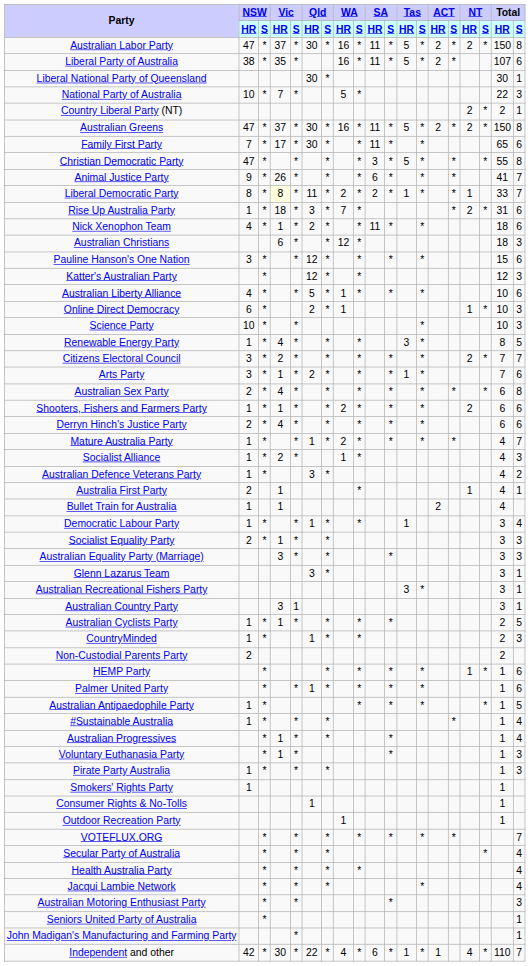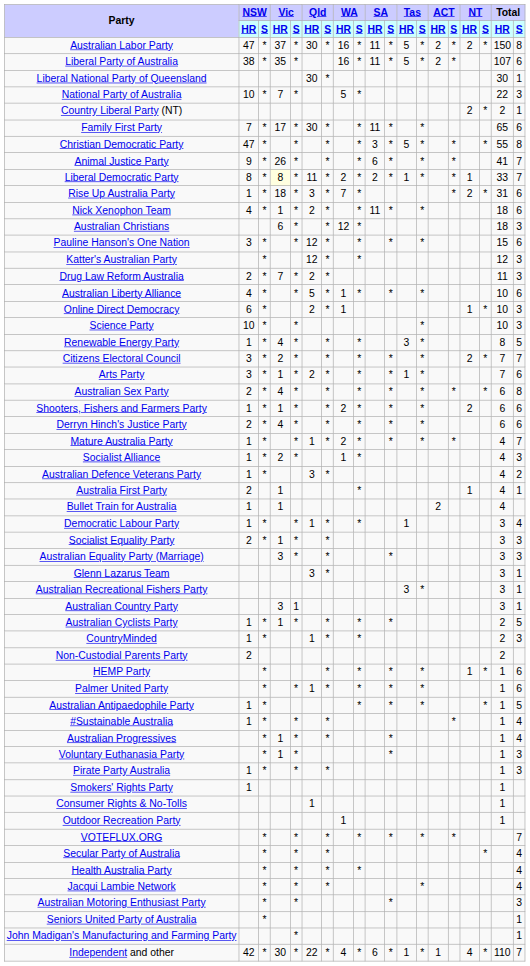- row: (122, 128)
+ row: (122, 276)
